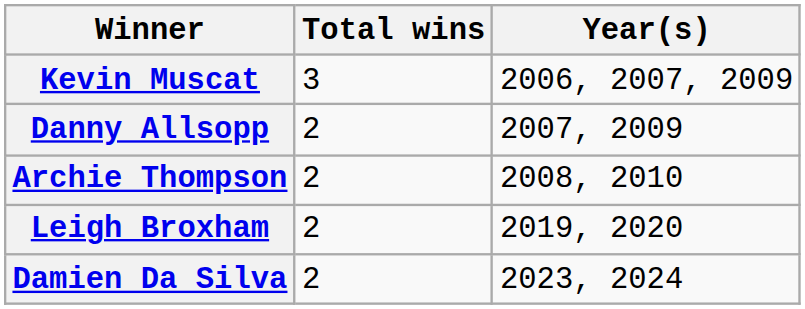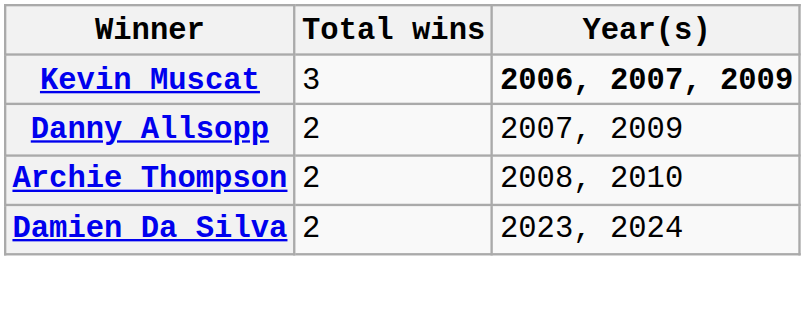(647, 80) normal -> (647, 80) bold
- row: (150, 229)
